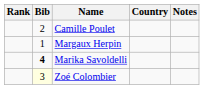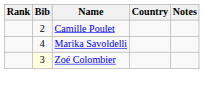- row: (88, 44)
(42, 60) bold -> (42, 44) normal
